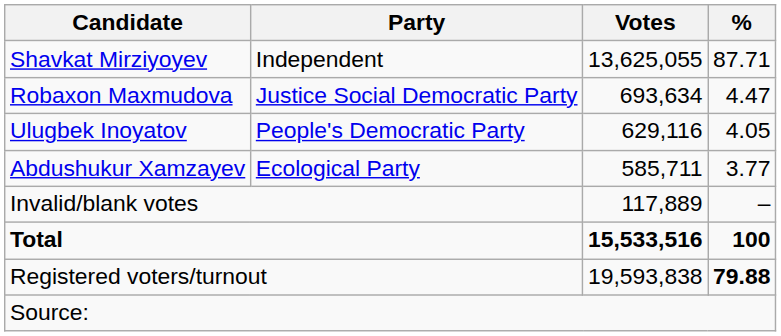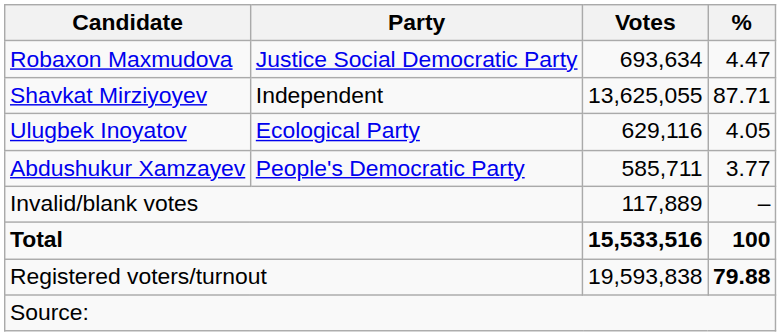rows swapped: (109, 58) <-> (121, 95)
(390, 131) People's Democratic Party -> (338, 131) Ecological Party
(338, 167) Ecological Party -> (390, 167) People's Democratic Party
